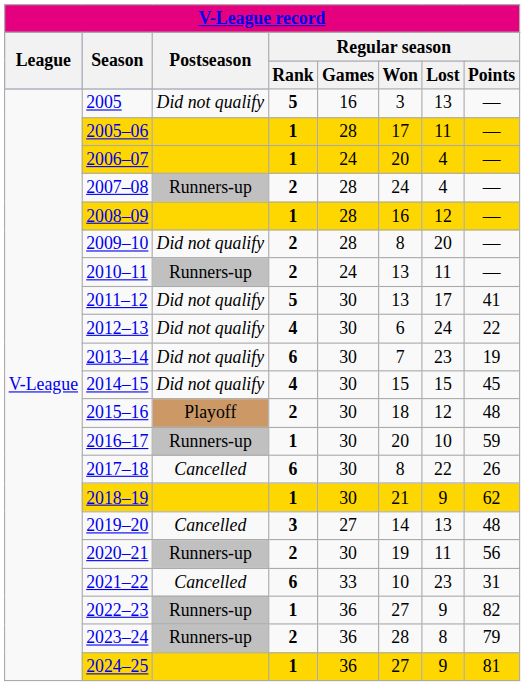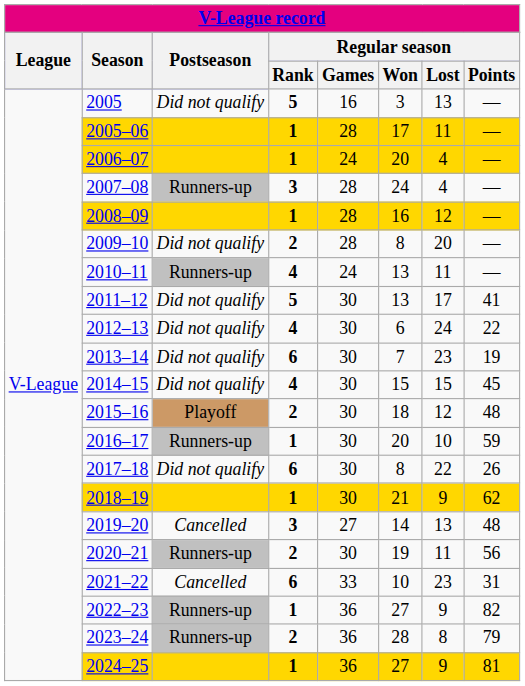(293, 187) 2 -> (293, 187) 3
(293, 272) 2 -> (293, 272) 4
(210, 469) Cancelled -> (210, 469) Did not qualify
